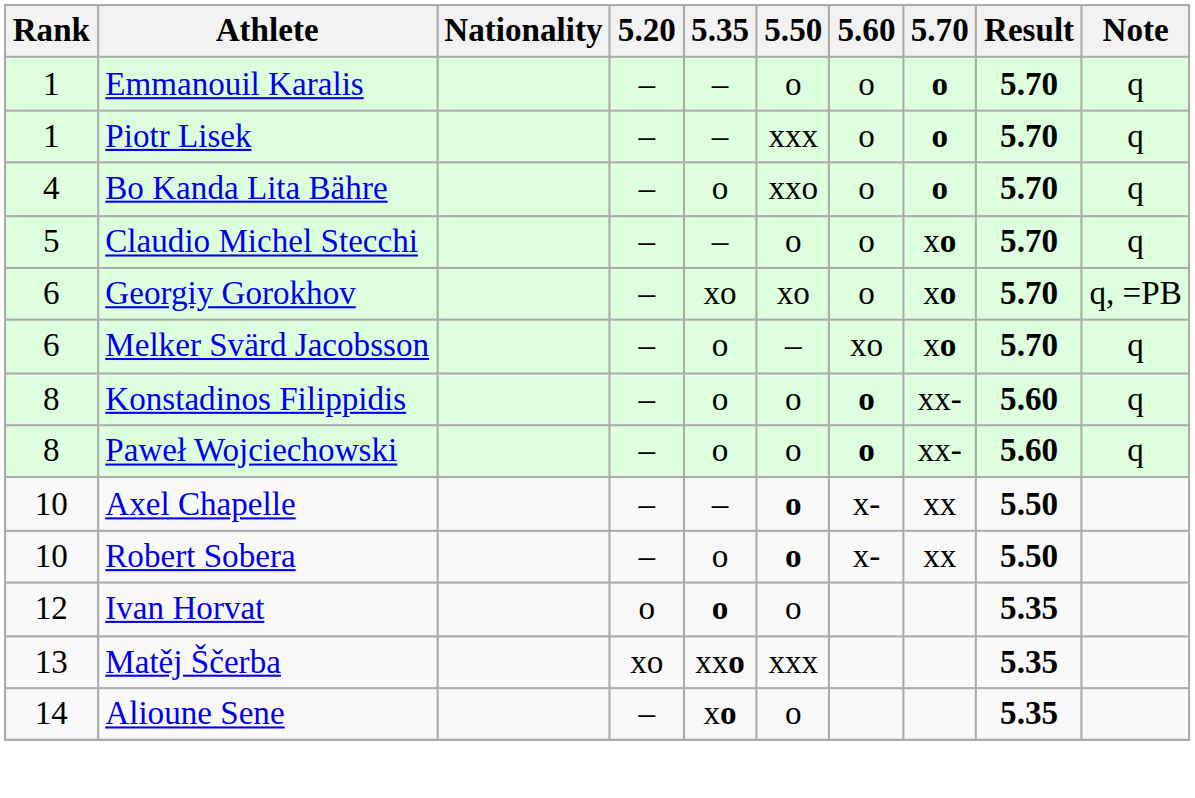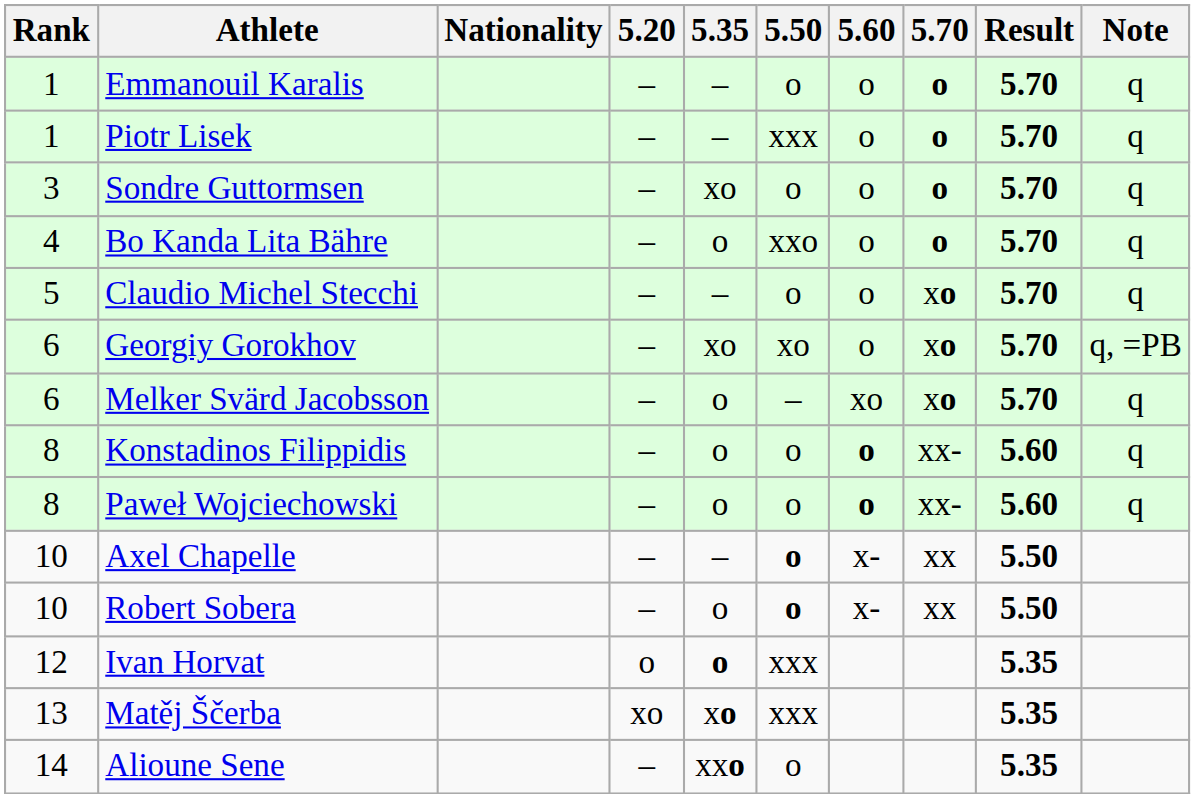+ row: (235, 188)
(793, 608) o -> (793, 661) xxx
(720, 661) xxo -> (720, 713) xo
(720, 713) xo -> (720, 766) xxo
